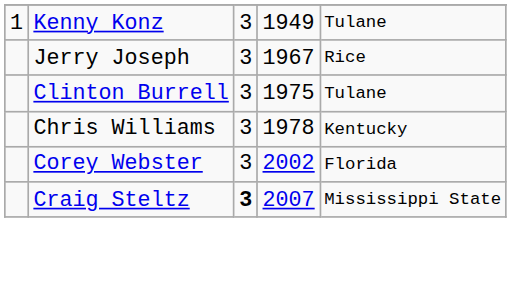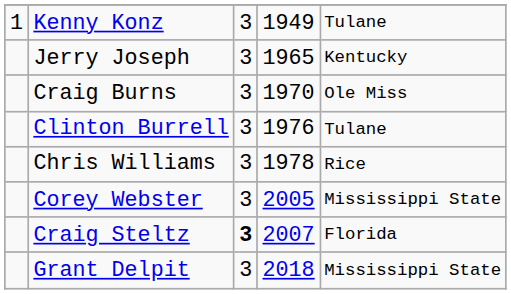(289, 58) 1967 -> (289, 58) 1965
(345, 58) Rice -> (366, 58) Kentucky
+ row: (105, 93)
(289, 93) 1975 -> (289, 129) 1976
(366, 129) Kentucky -> (345, 164) Rice
(289, 164) 2002 -> (289, 199) 2005
(361, 164) Florida -> (413, 199) Mississippi State
(413, 199) Mississippi State -> (361, 235) Florida
+ row: (112, 270)
